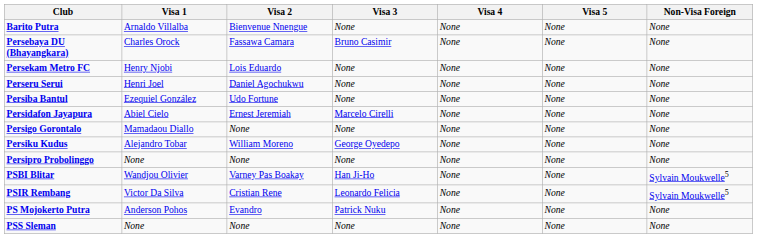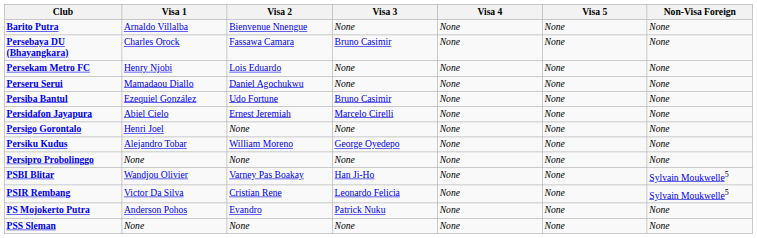(144, 83) Henri Joel -> (159, 83) Mamadaou Diallo
(345, 99) None -> (363, 99) Bruno Casimir
(159, 129) Mamadaou Diallo -> (144, 129) Henri Joel
